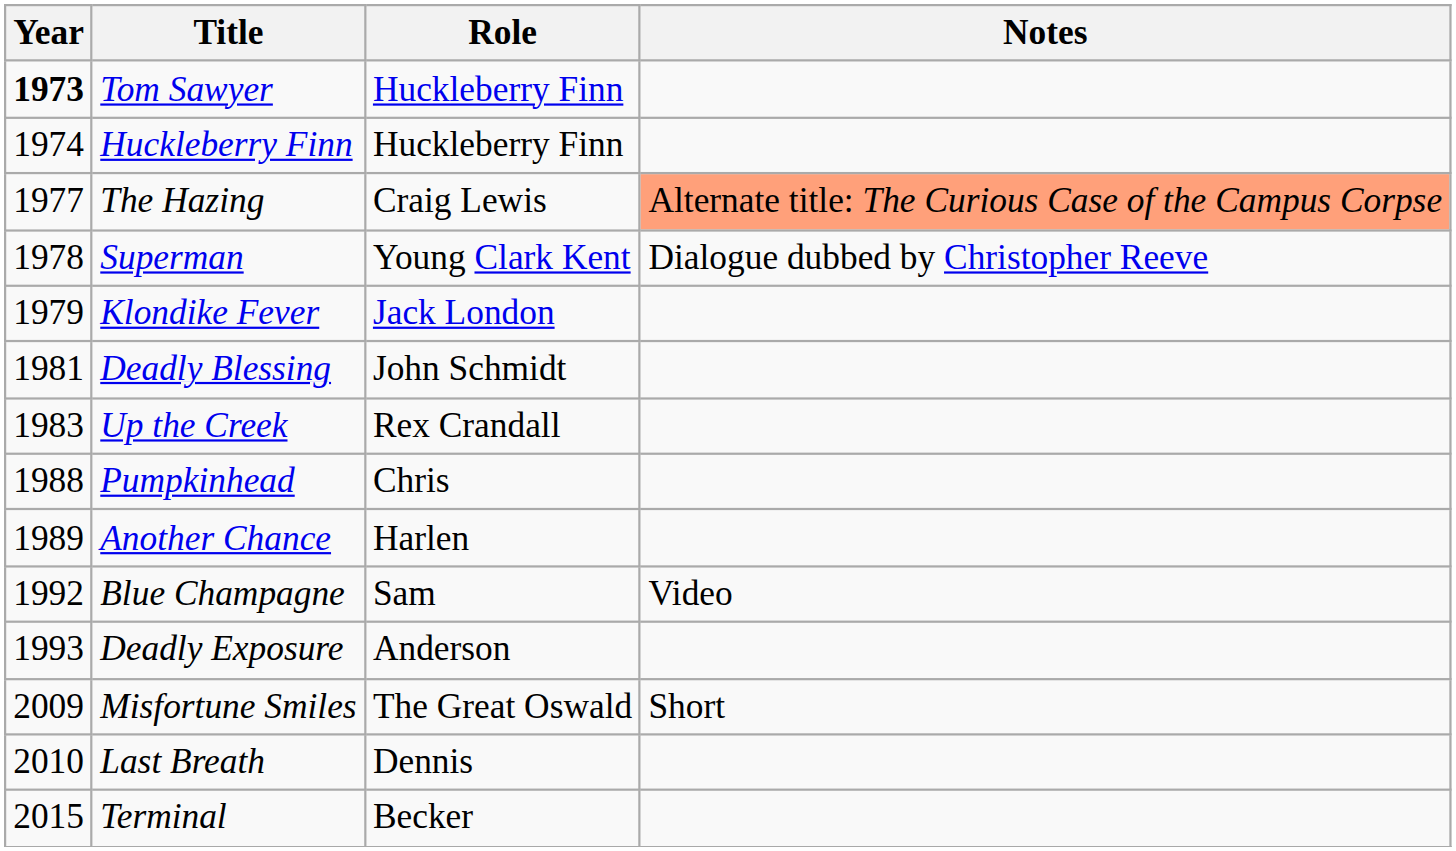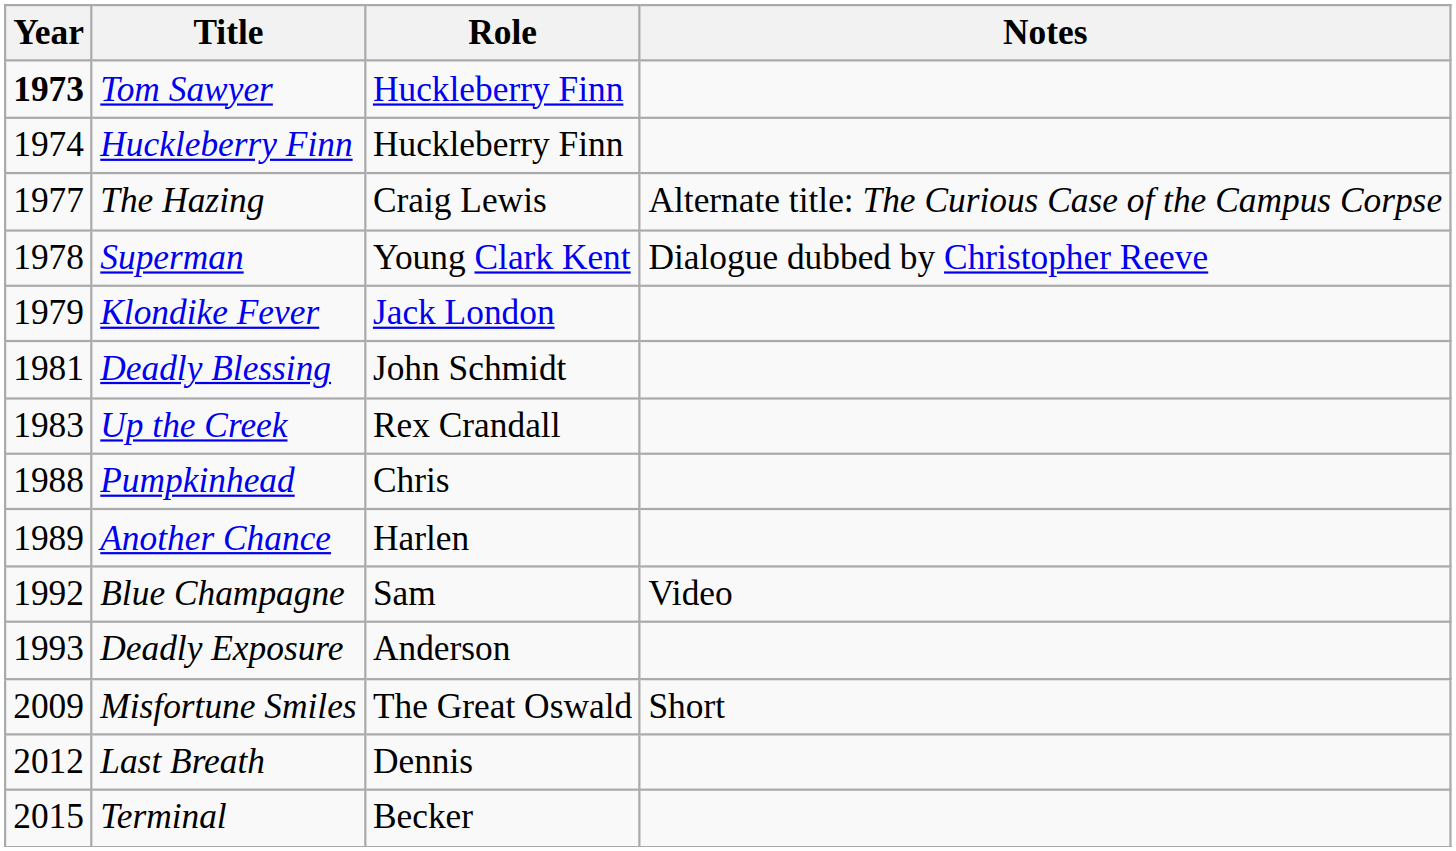(1045, 200) lightsalmon background -> (1045, 200) no background
(49, 761) 2010 -> (49, 761) 2012
